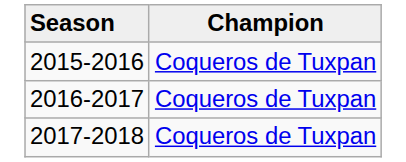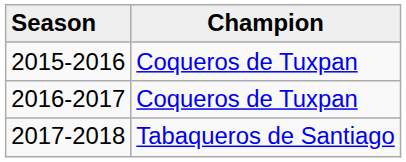(266, 136) Coqueros de Tuxpan -> (266, 136) Tabaqueros de Santiago
